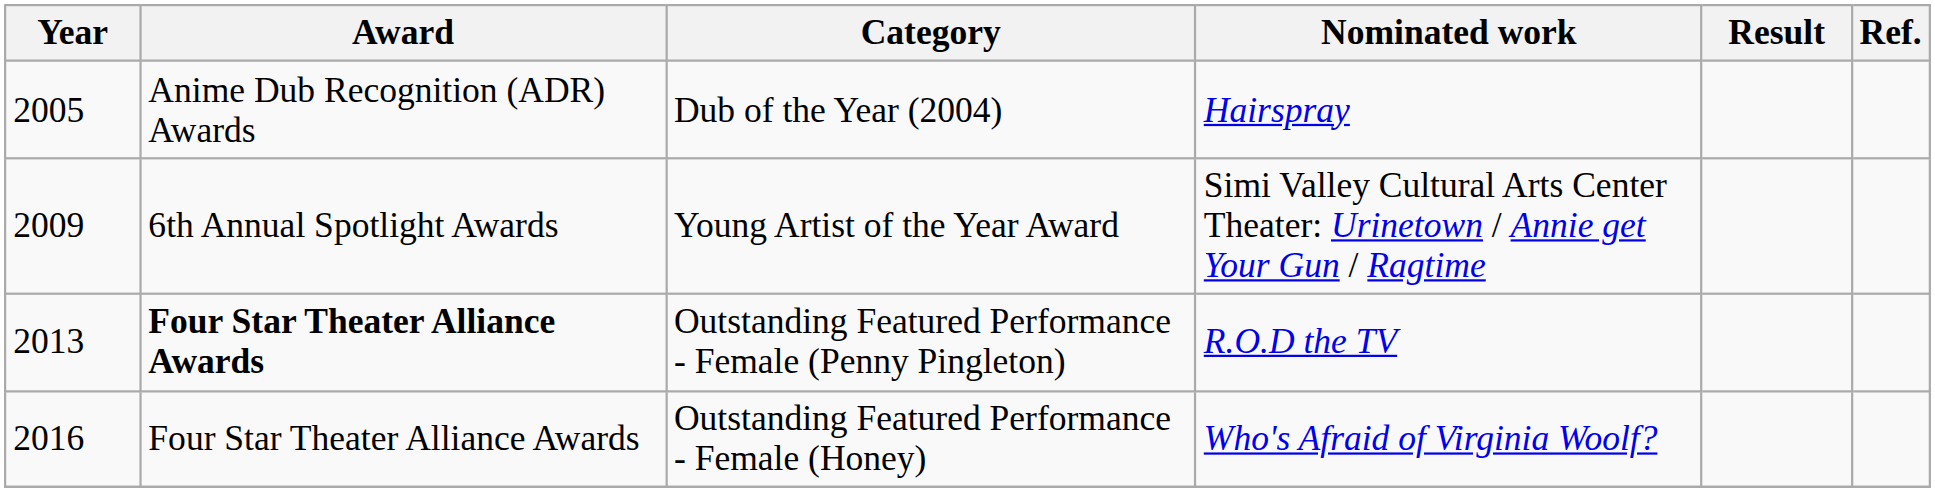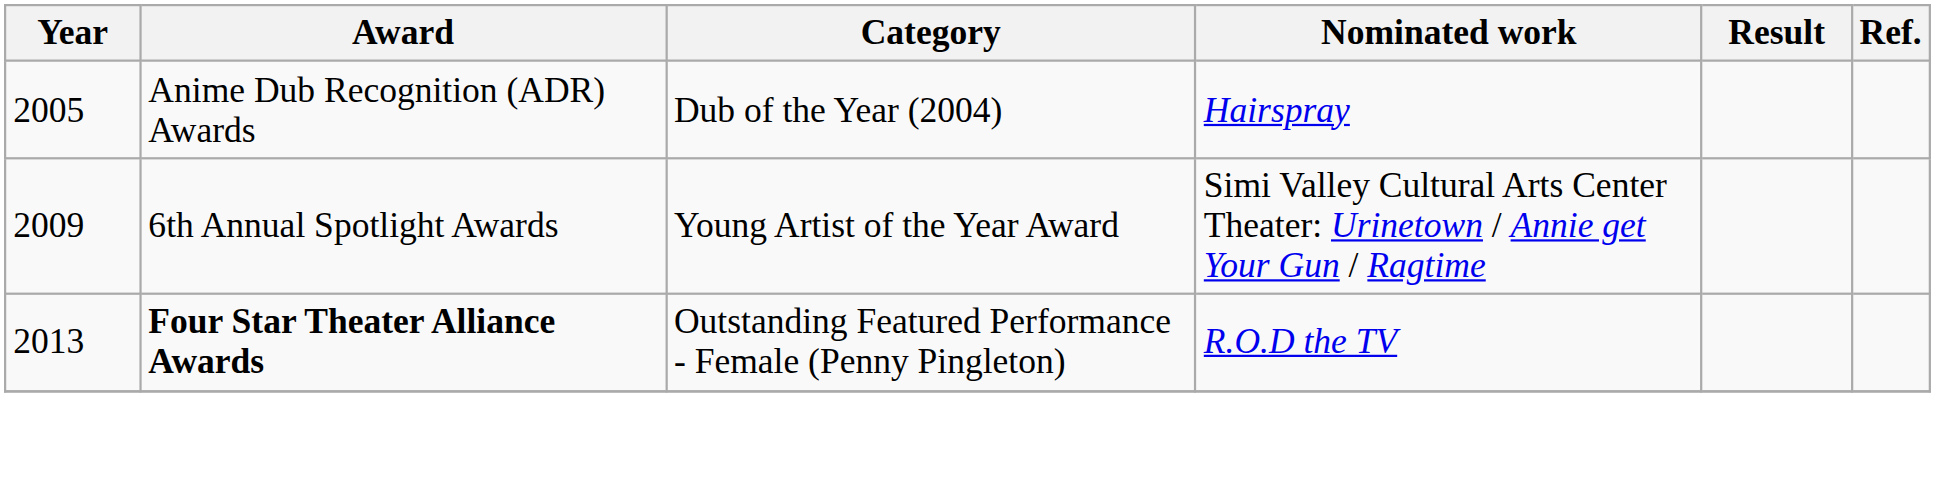- row: (922, 437)
